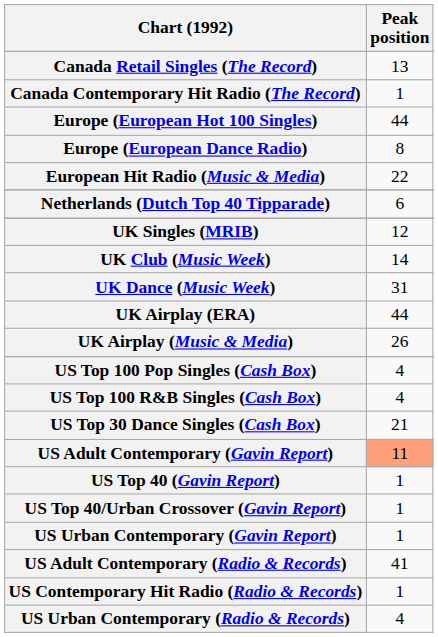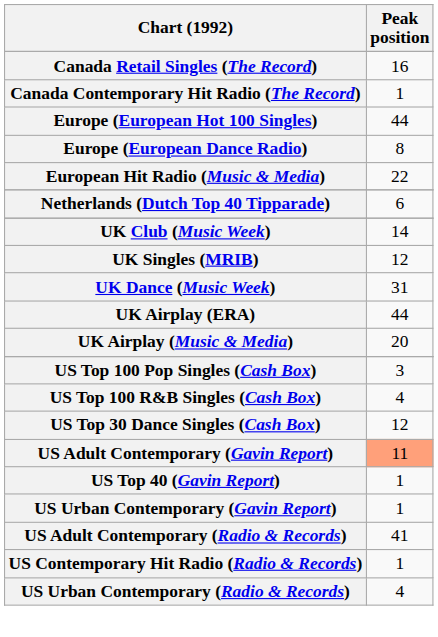(400, 65) 13 -> (400, 65) 16
rows swapped: (185, 231) <-> (185, 259)
(400, 342) 26 -> (400, 342) 20
(400, 369) 4 -> (400, 369) 3
(400, 425) 21 -> (400, 425) 12
- row: (185, 508)
